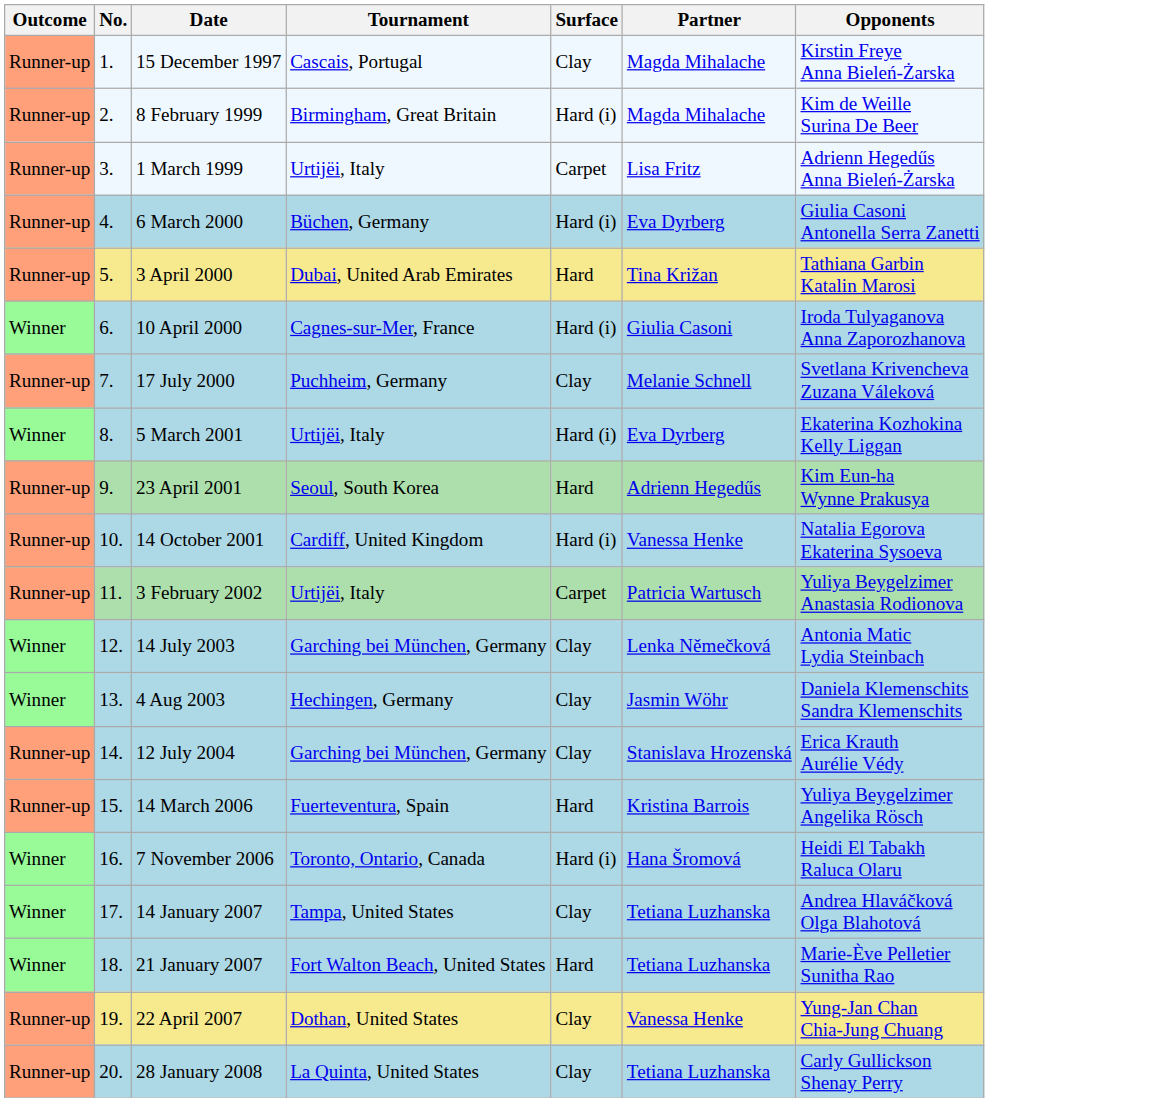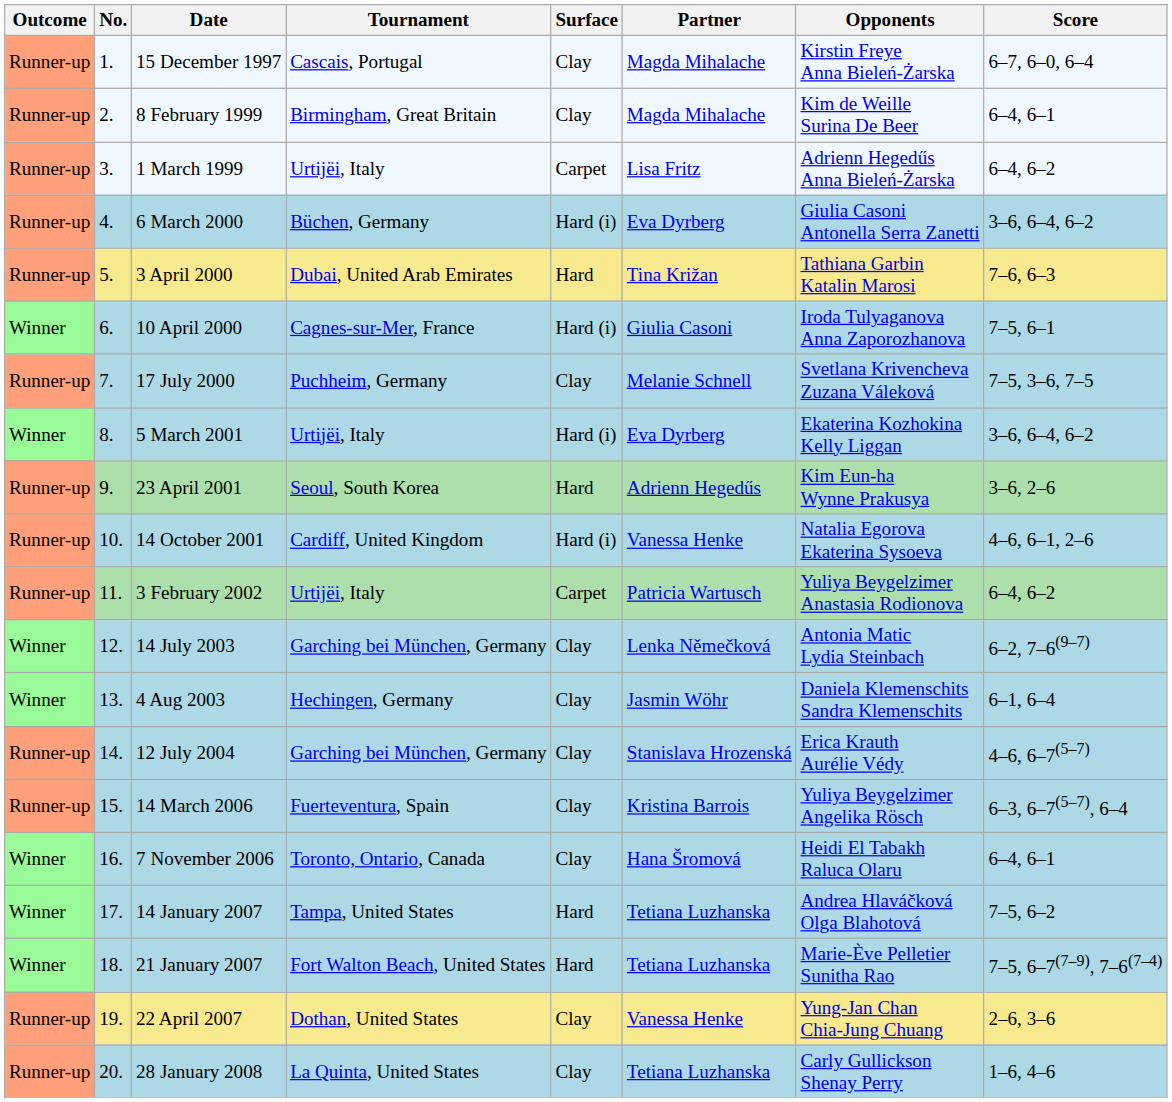+ column: (1075, 19)
(586, 114) Hard (i) -> (574, 114) Clay
(575, 805) Hard -> (574, 805) Clay
(586, 858) Hard (i) -> (574, 858) Clay
(574, 911) Clay -> (575, 911) Hard
